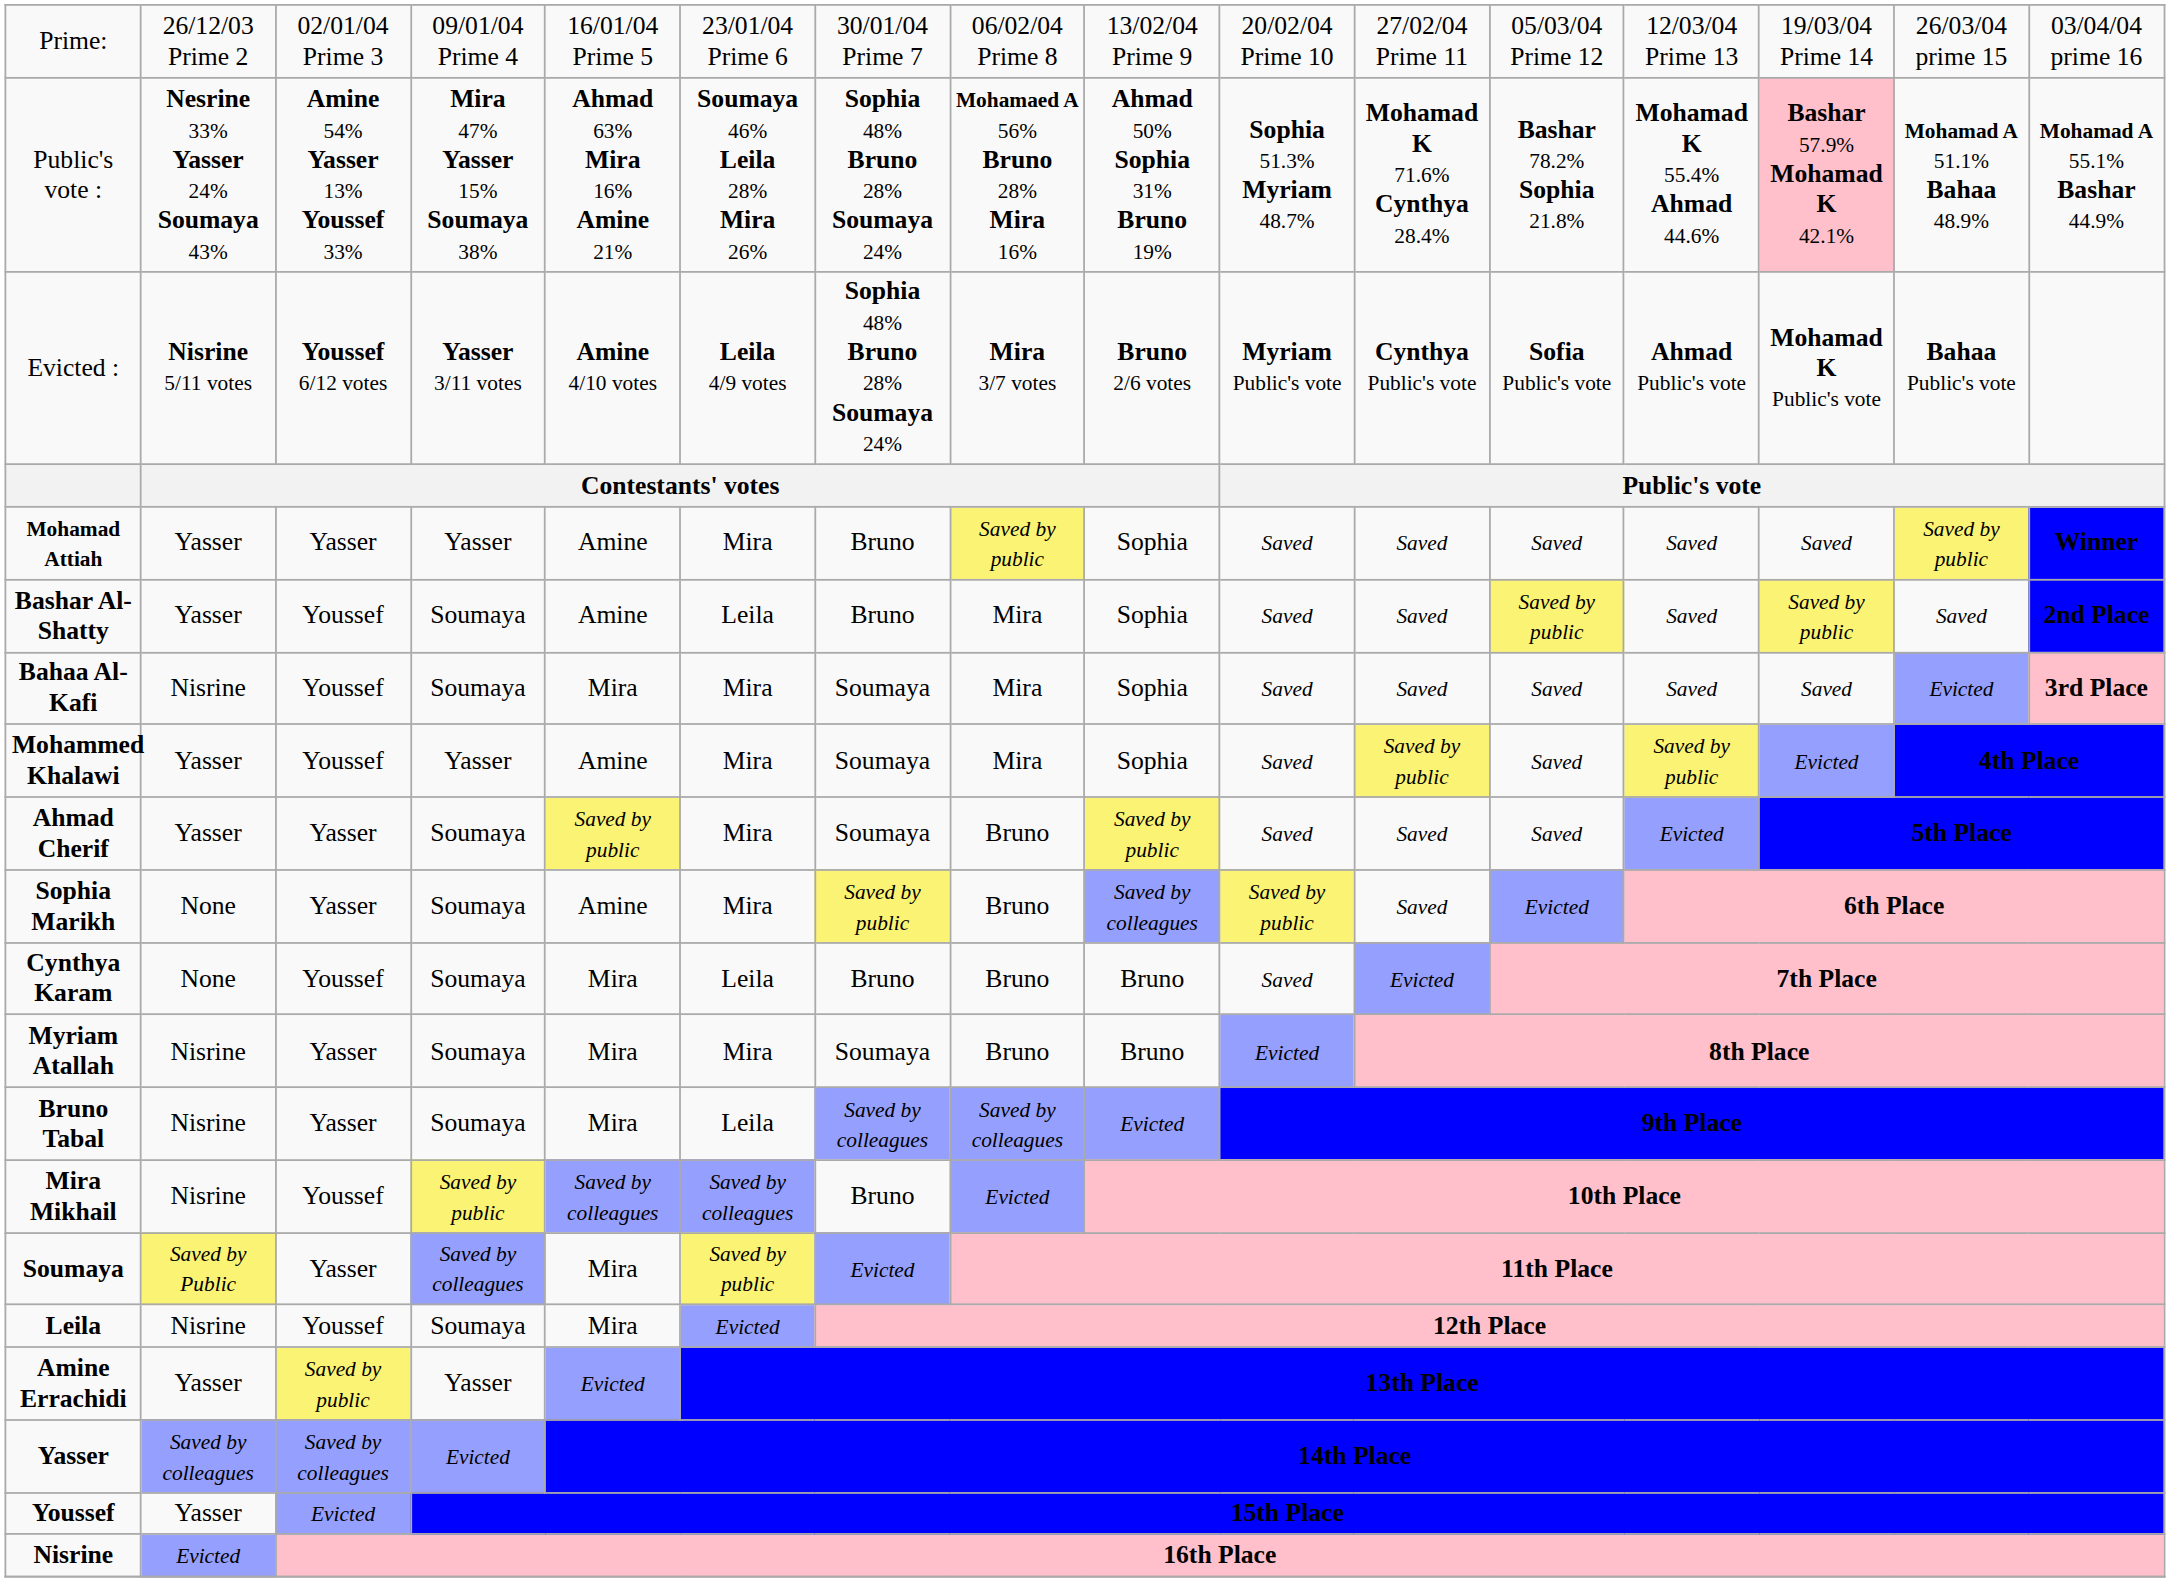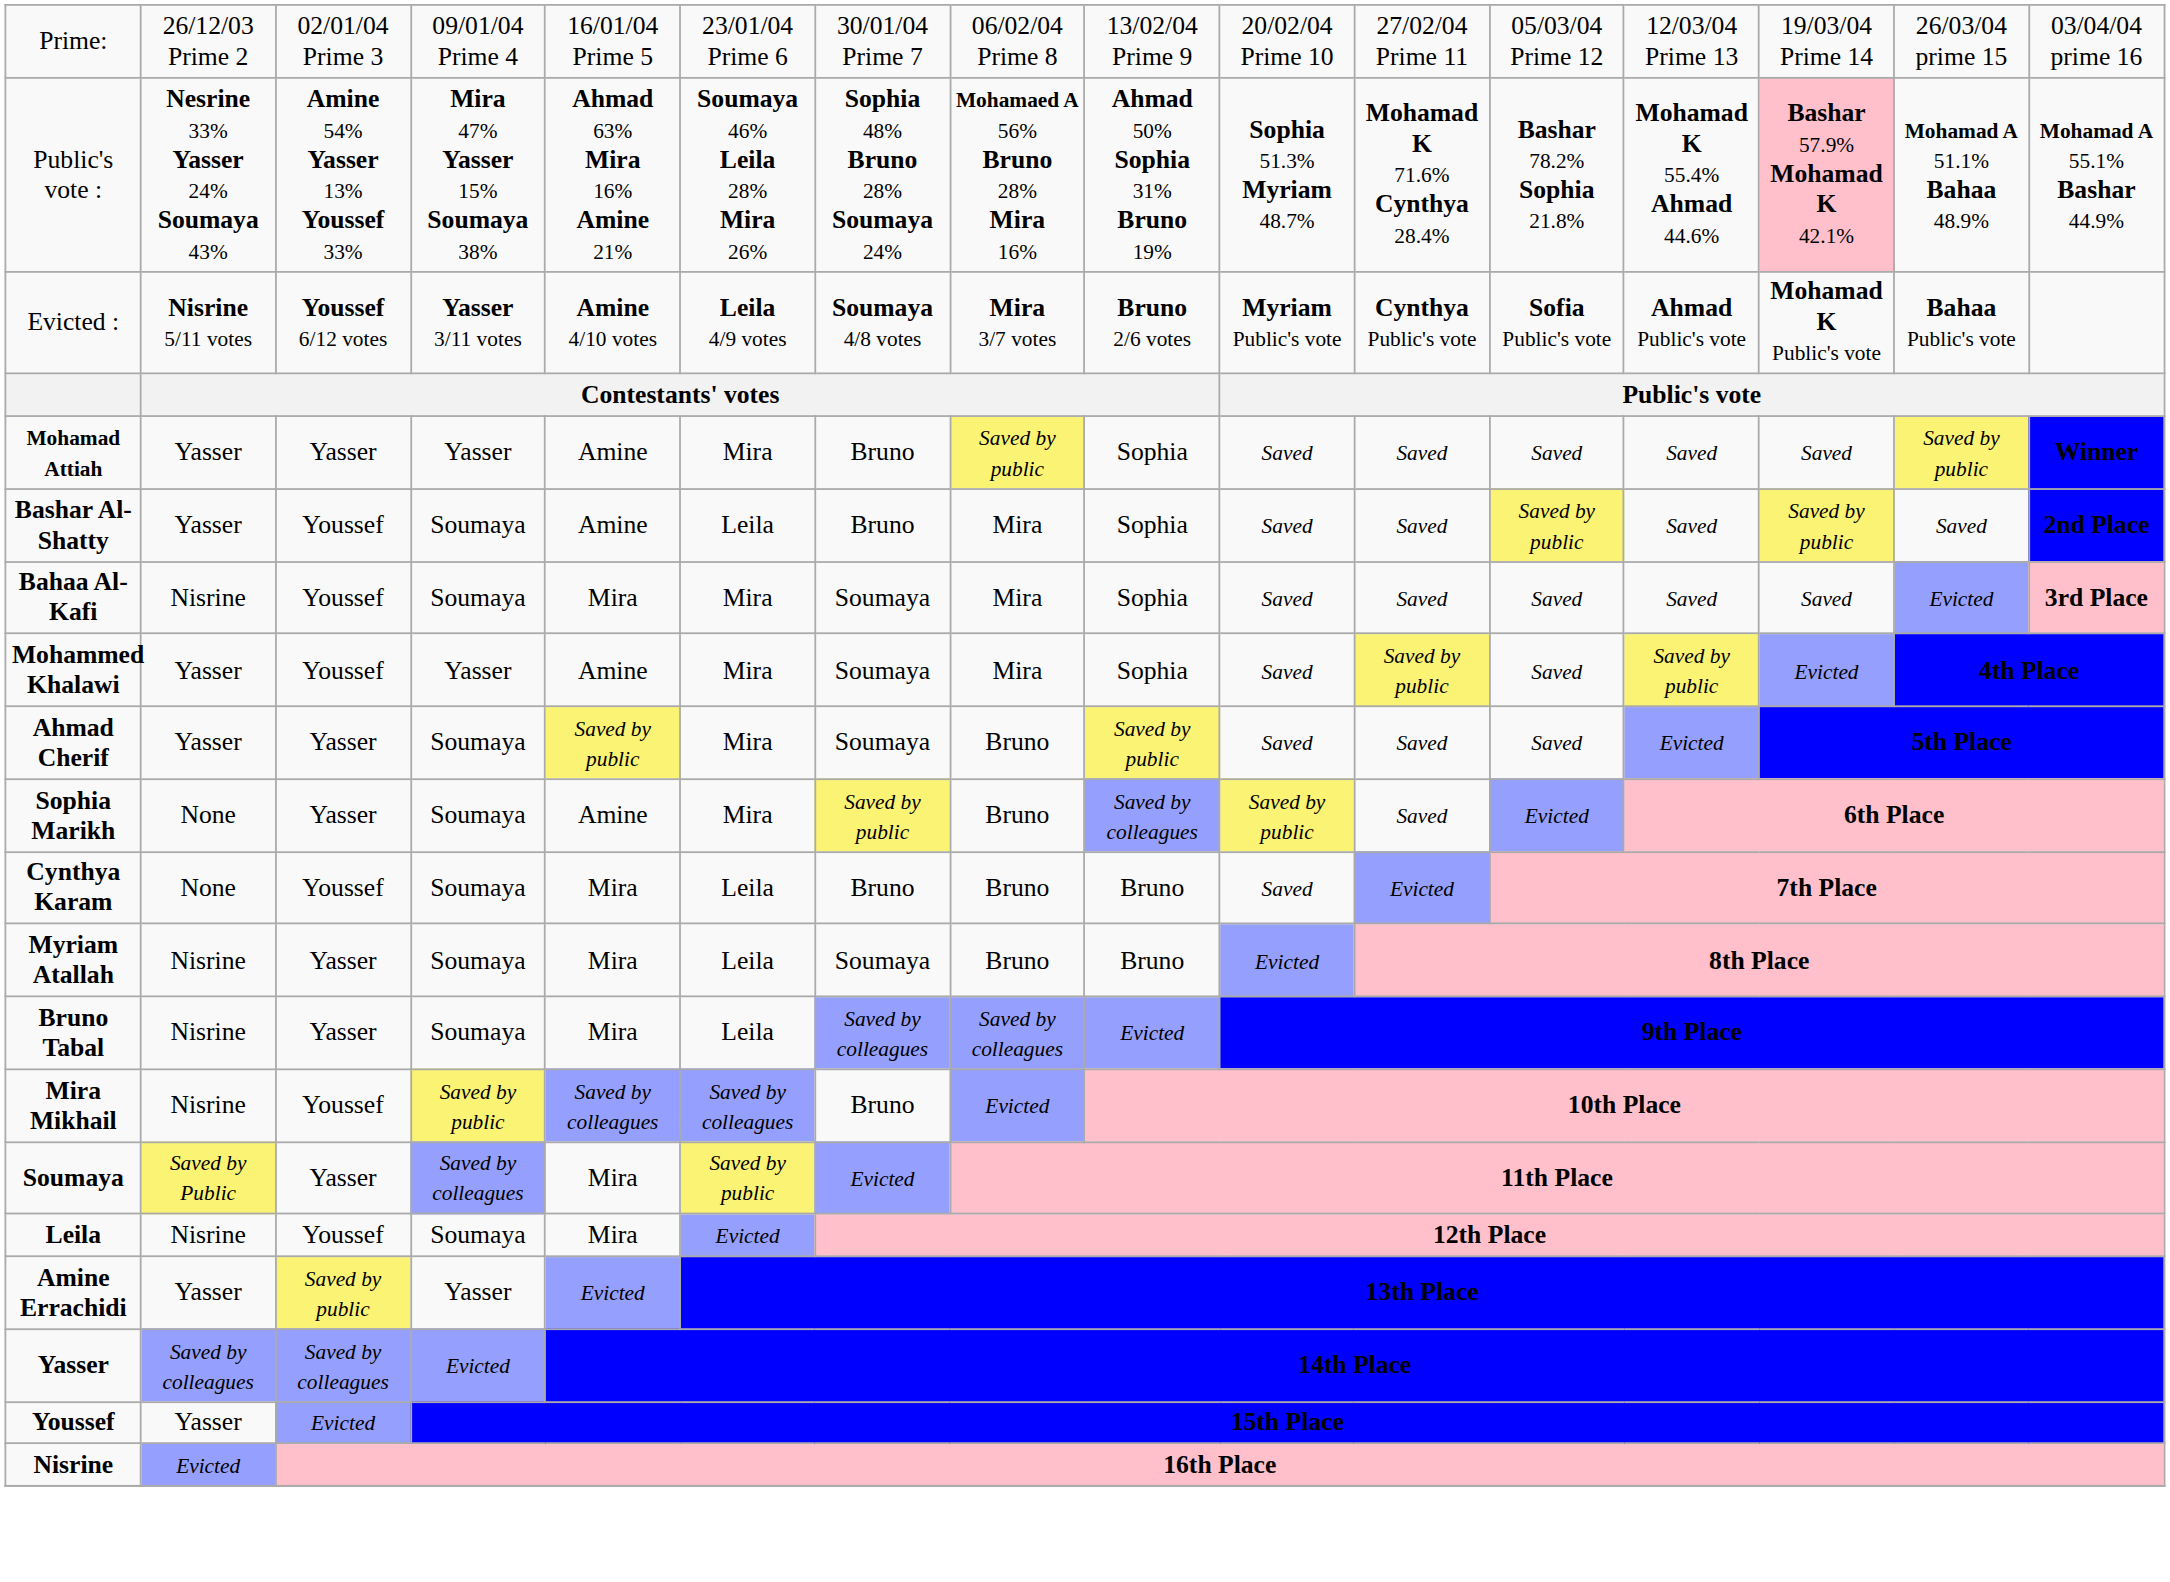(882, 367) Sophia 48% Bruno 28% Soumaya 24% -> (882, 322) Soumaya 4/8 votes
(748, 1050) Mira -> (748, 960) Leila
